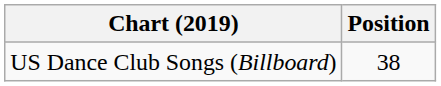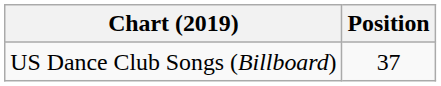(389, 61) 38 -> (389, 61) 37
